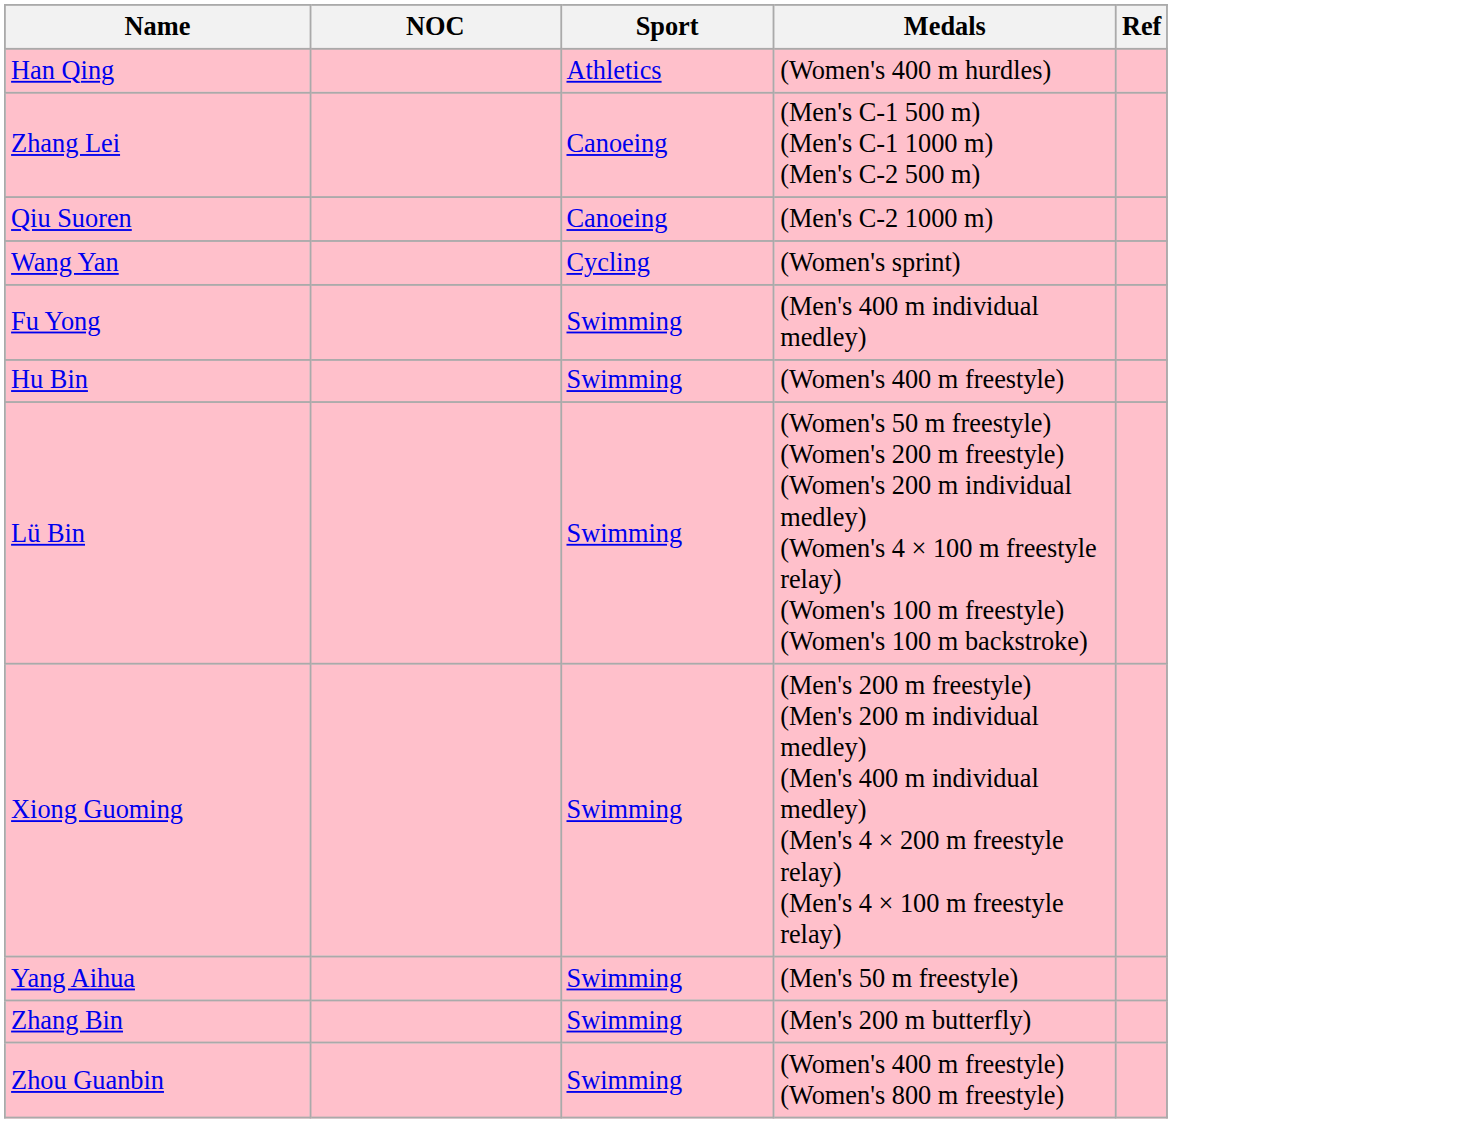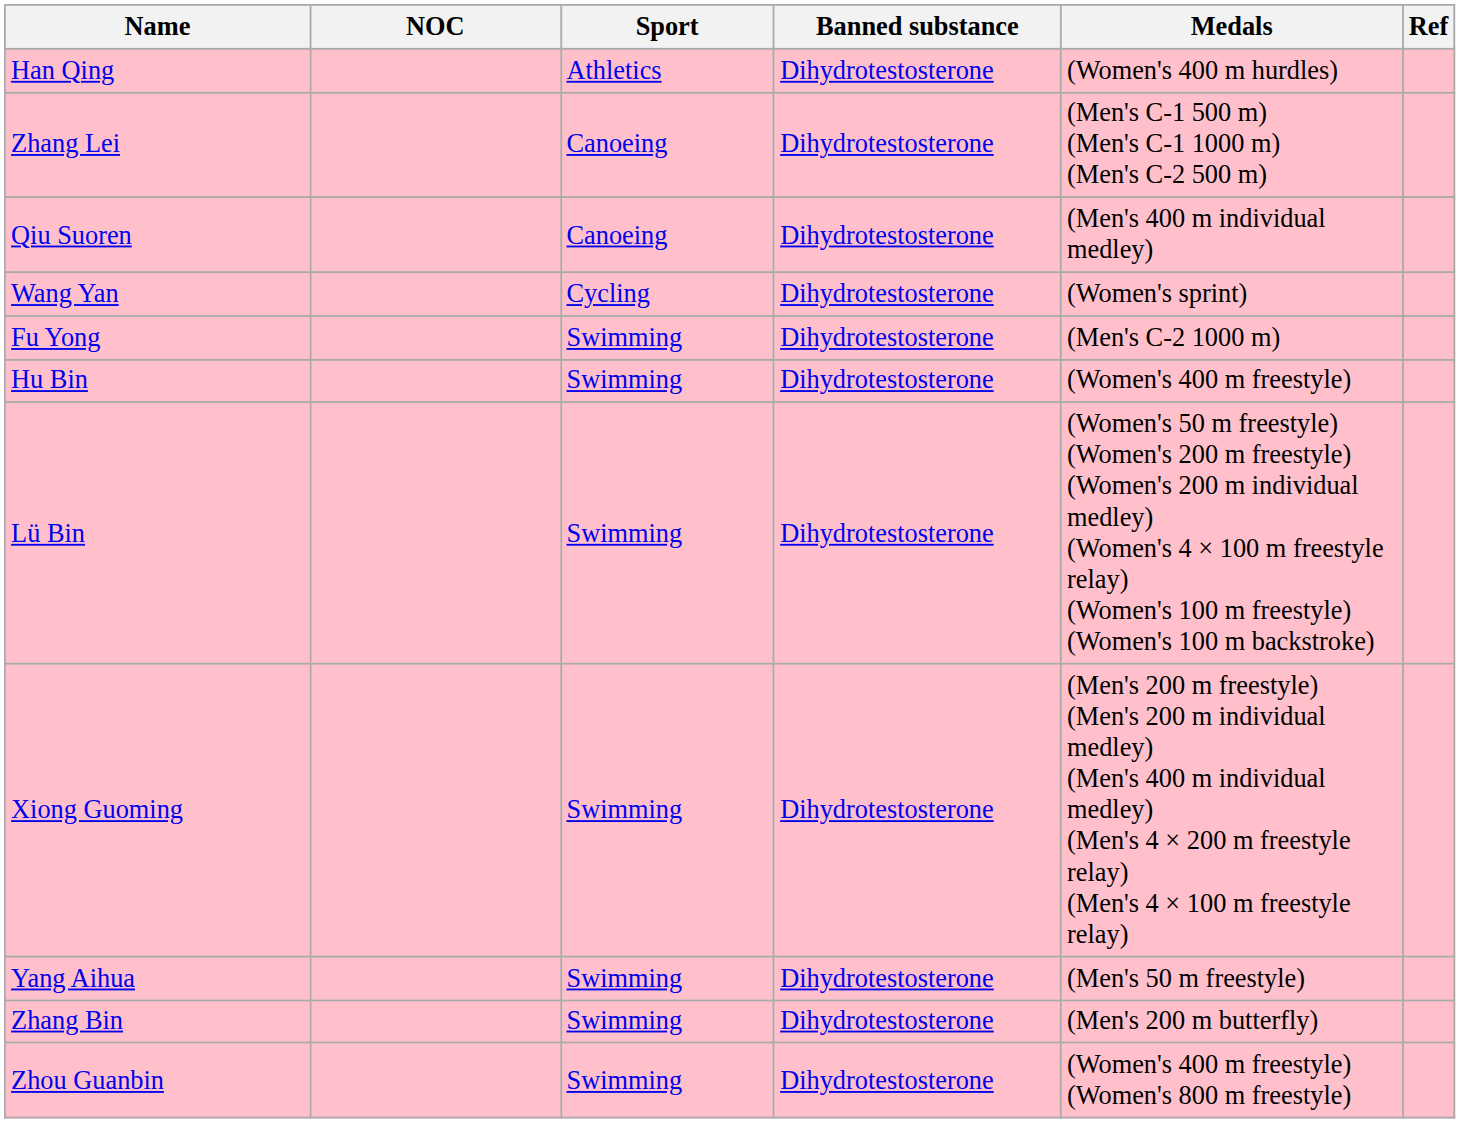+ column: (917, 26)
(887, 219) (Men's C-2 1000 m) -> (1196, 234) (Men's 400 m individual medley)
(909, 321) (Men's 400 m individual medley) -> (1174, 337) (Men's C-2 1000 m)
